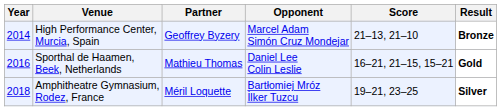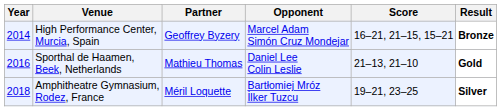(386, 36) 21–13, 21–10 -> (404, 36) 16–21, 21–15, 15–21
(404, 64) 16–21, 21–15, 15–21 -> (386, 64) 21–13, 21–10
